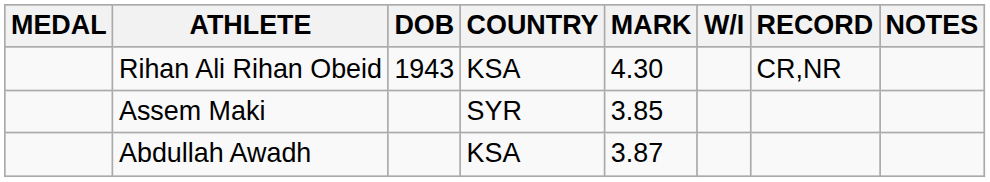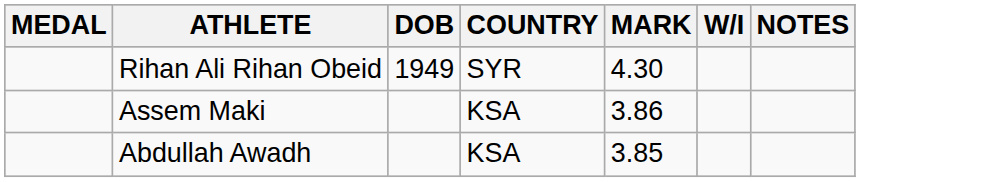- column: (815, 25)
(424, 68) 1943 -> (424, 68) 1949
(493, 68) KSA -> (494, 68) SYR
(494, 111) SYR -> (493, 111) KSA
(637, 111) 3.85 -> (637, 111) 3.86
(637, 153) 3.87 -> (637, 153) 3.85
